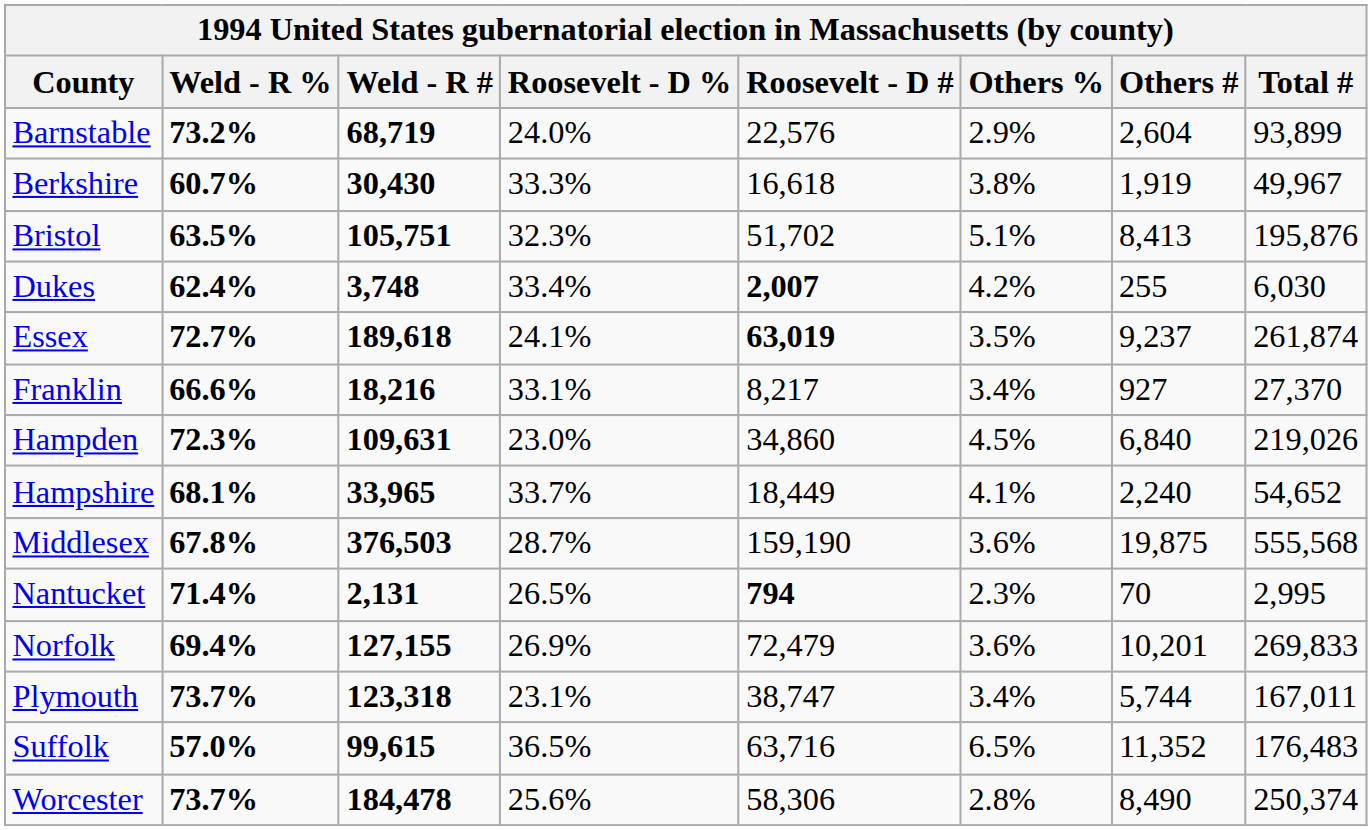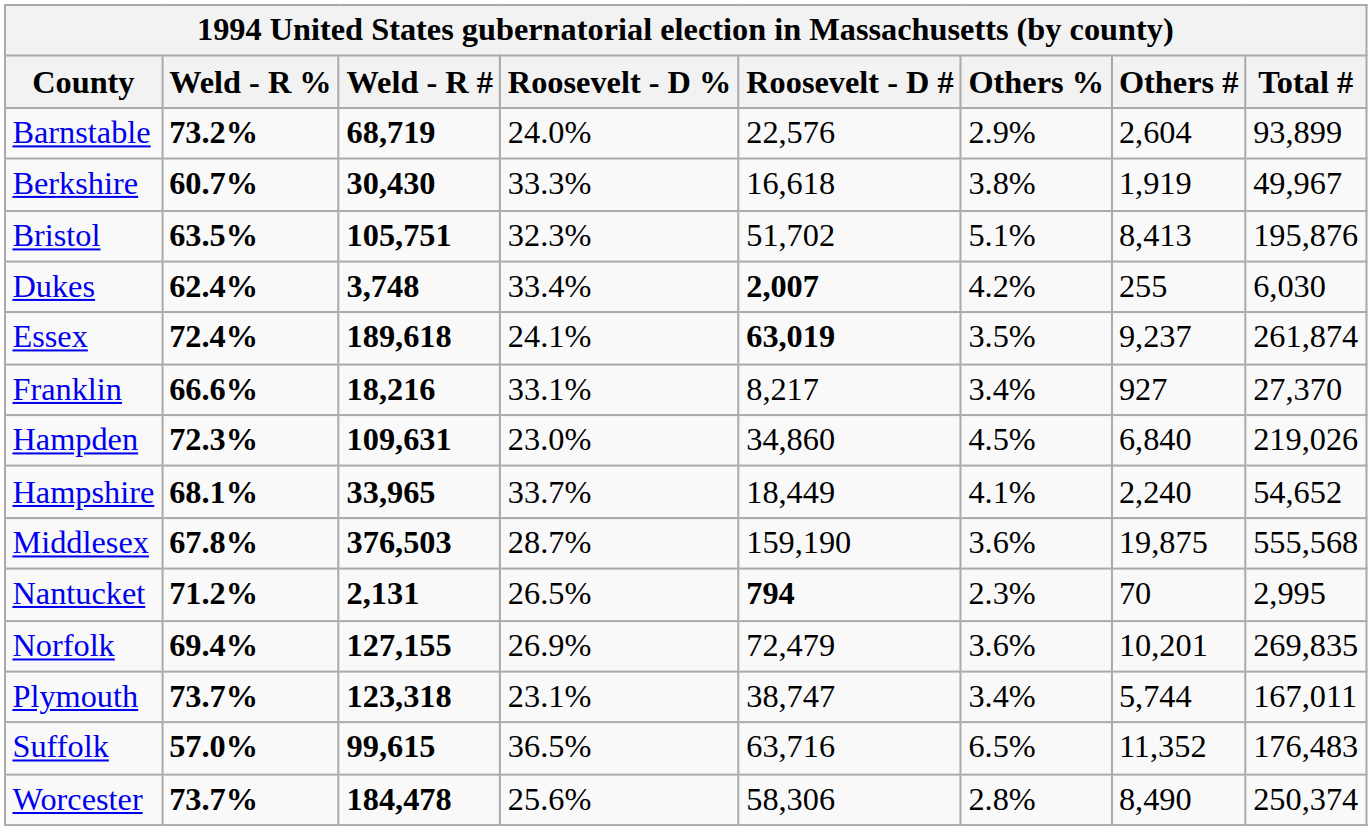(214, 337) 72.7% -> (214, 337) 72.4%
(214, 593) 71.4% -> (214, 593) 71.2%
(1306, 645) 269,833 -> (1306, 645) 269,835
